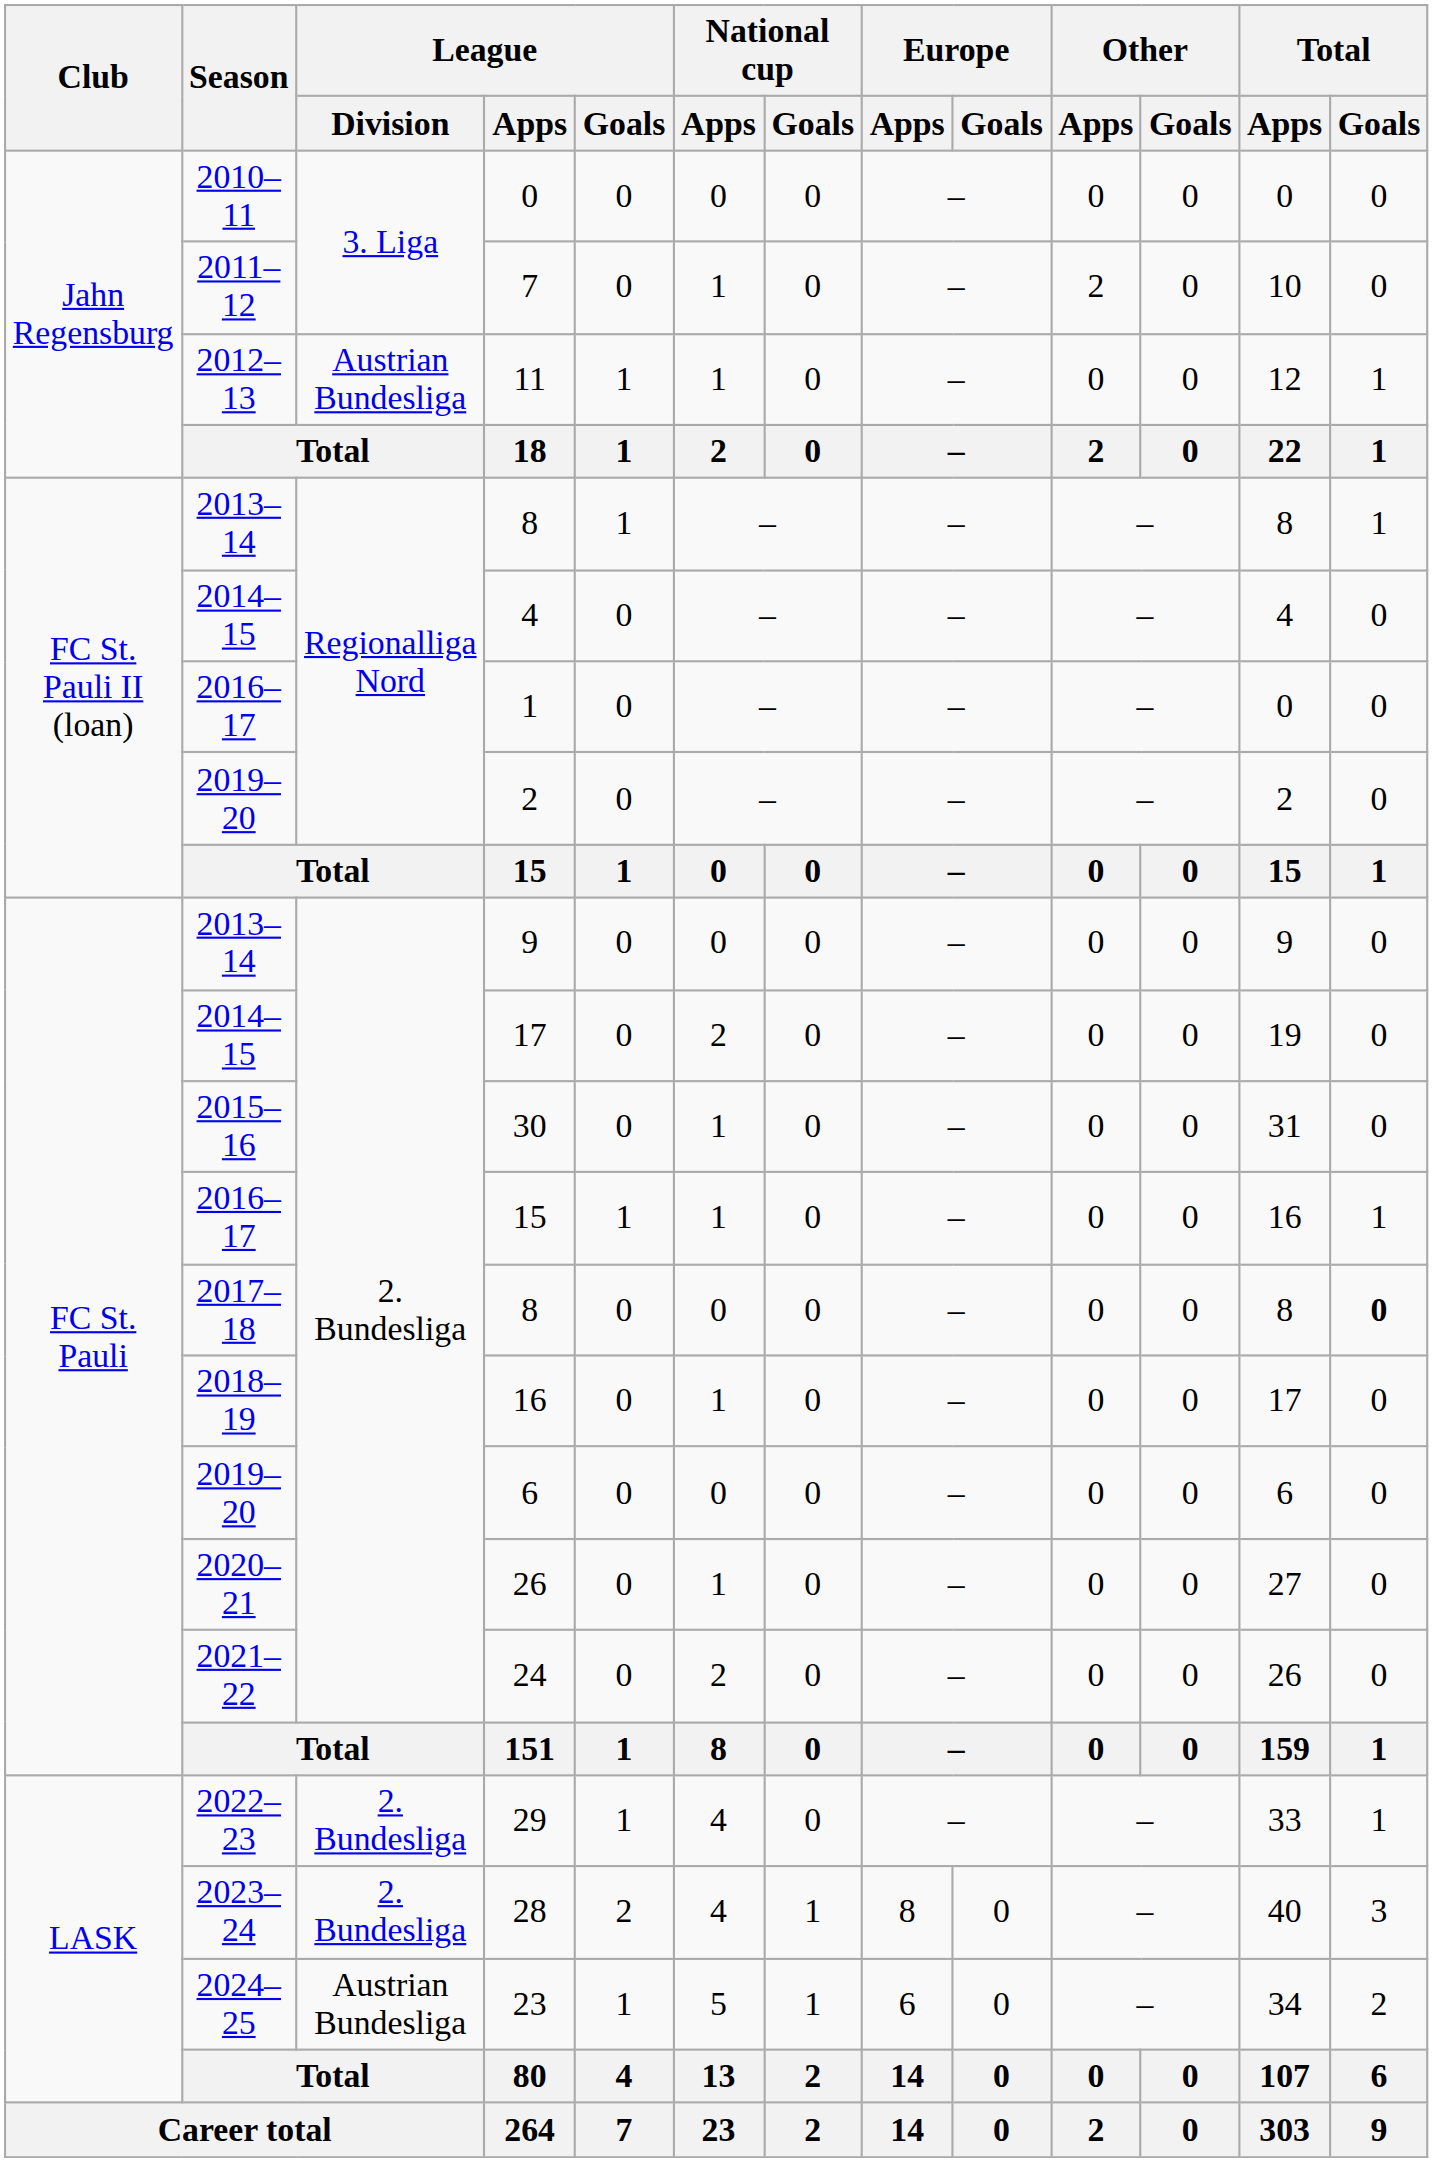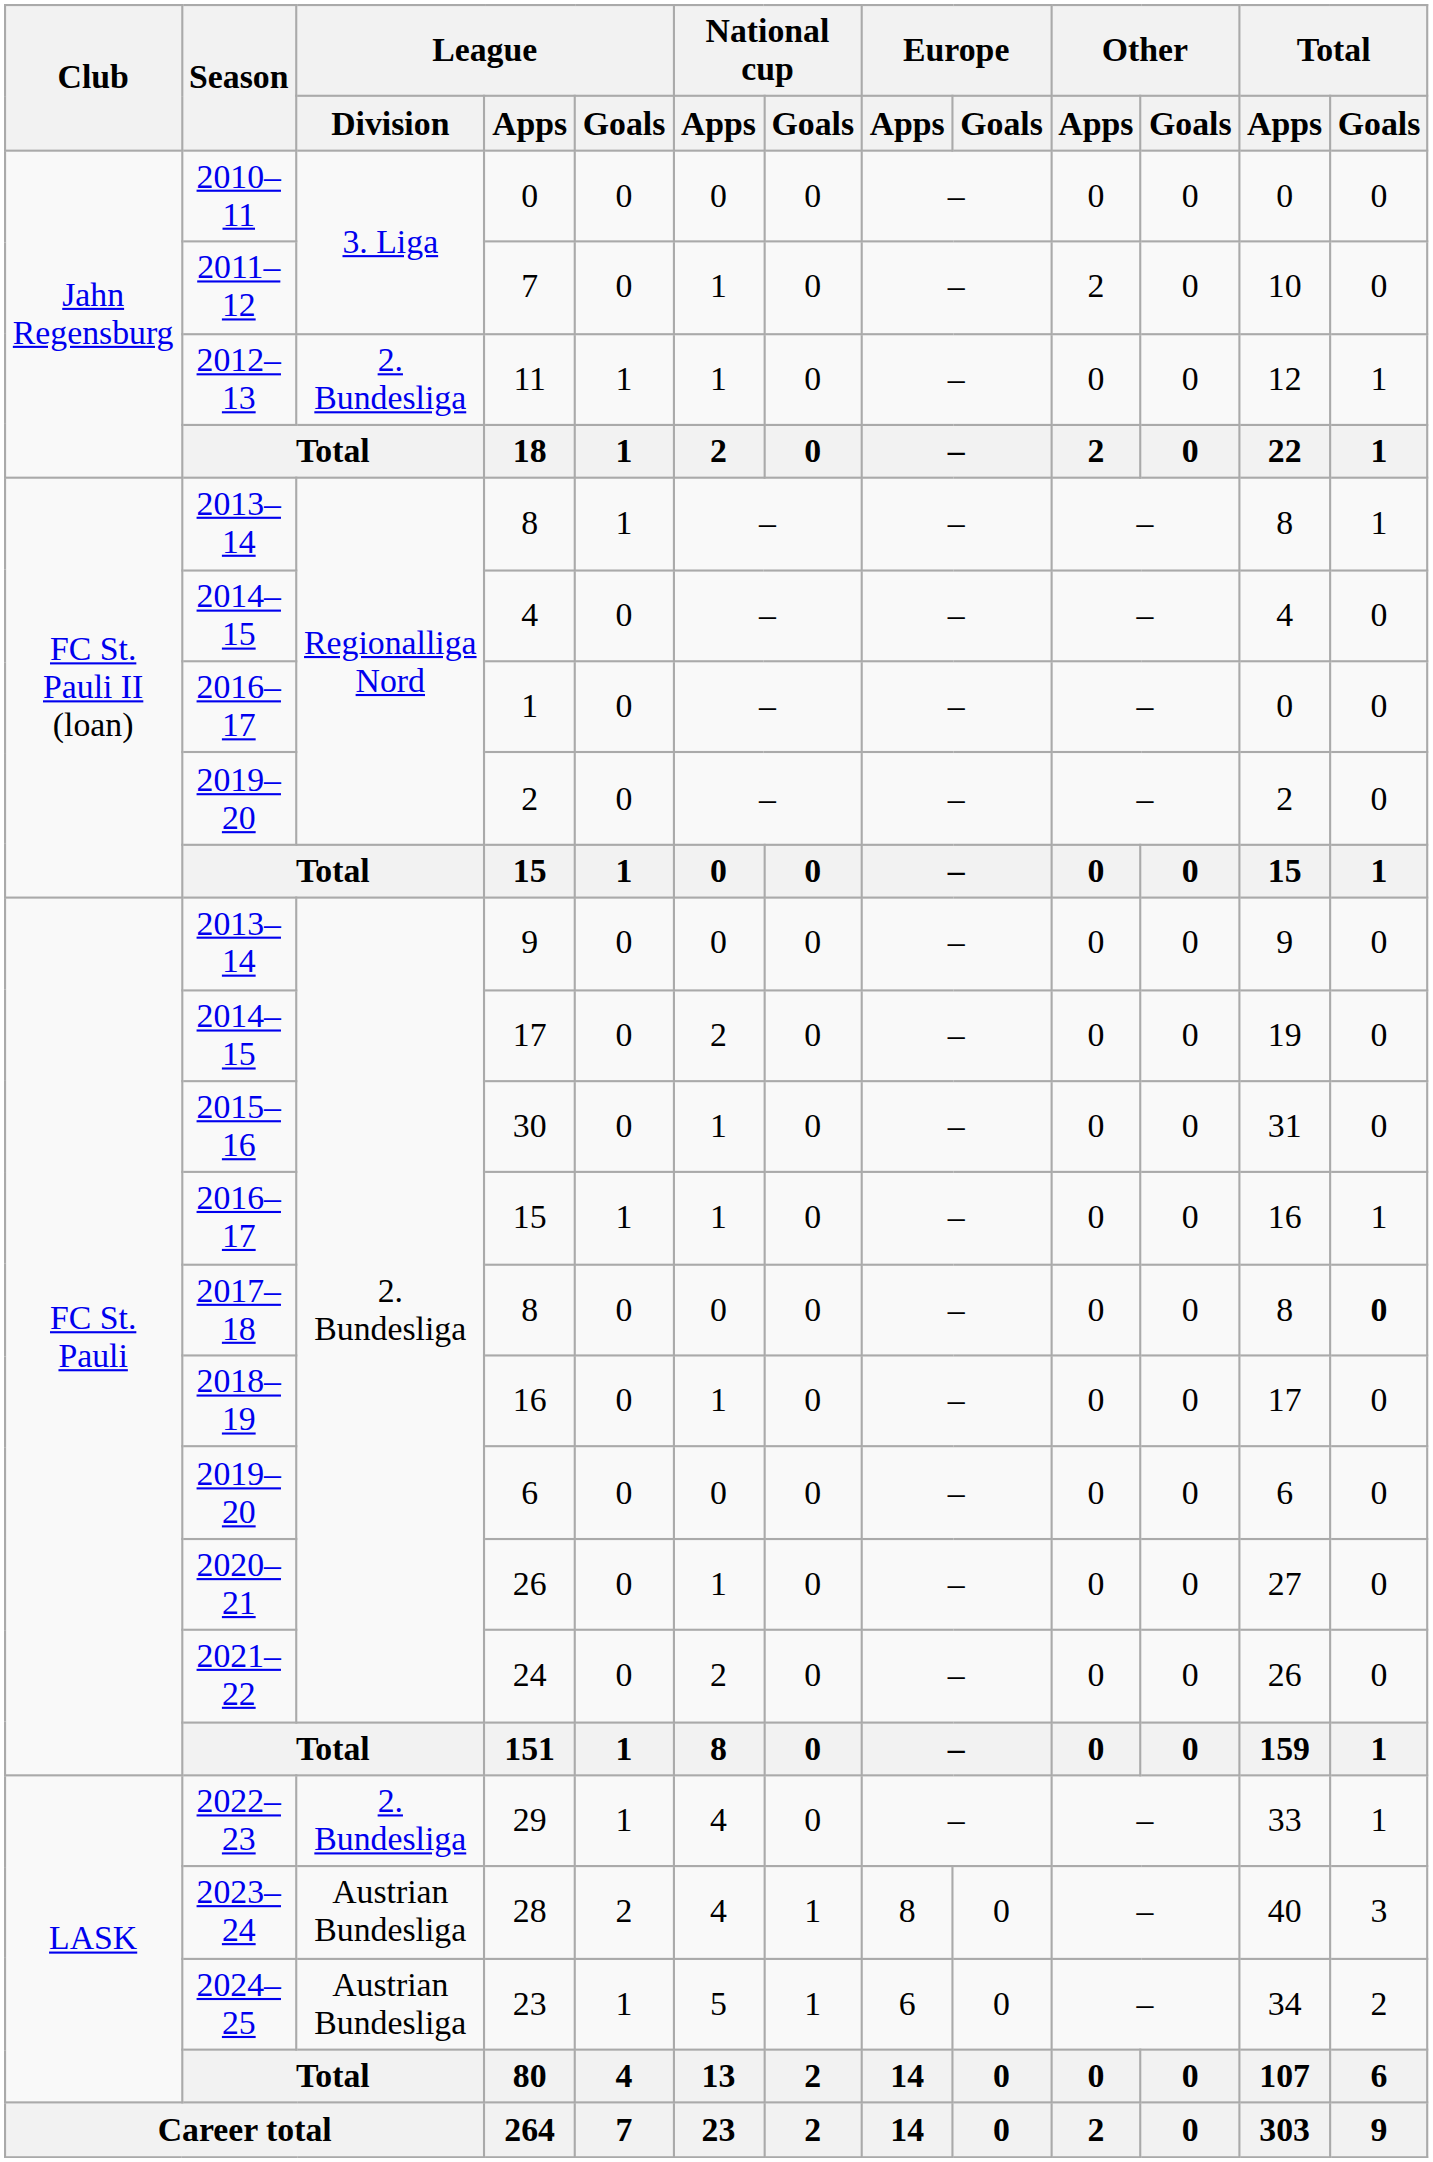(390, 378) Austrian Bundesliga -> (390, 378) 2. Bundesliga
(390, 1911) 2. Bundesliga -> (390, 1911) Austrian Bundesliga
